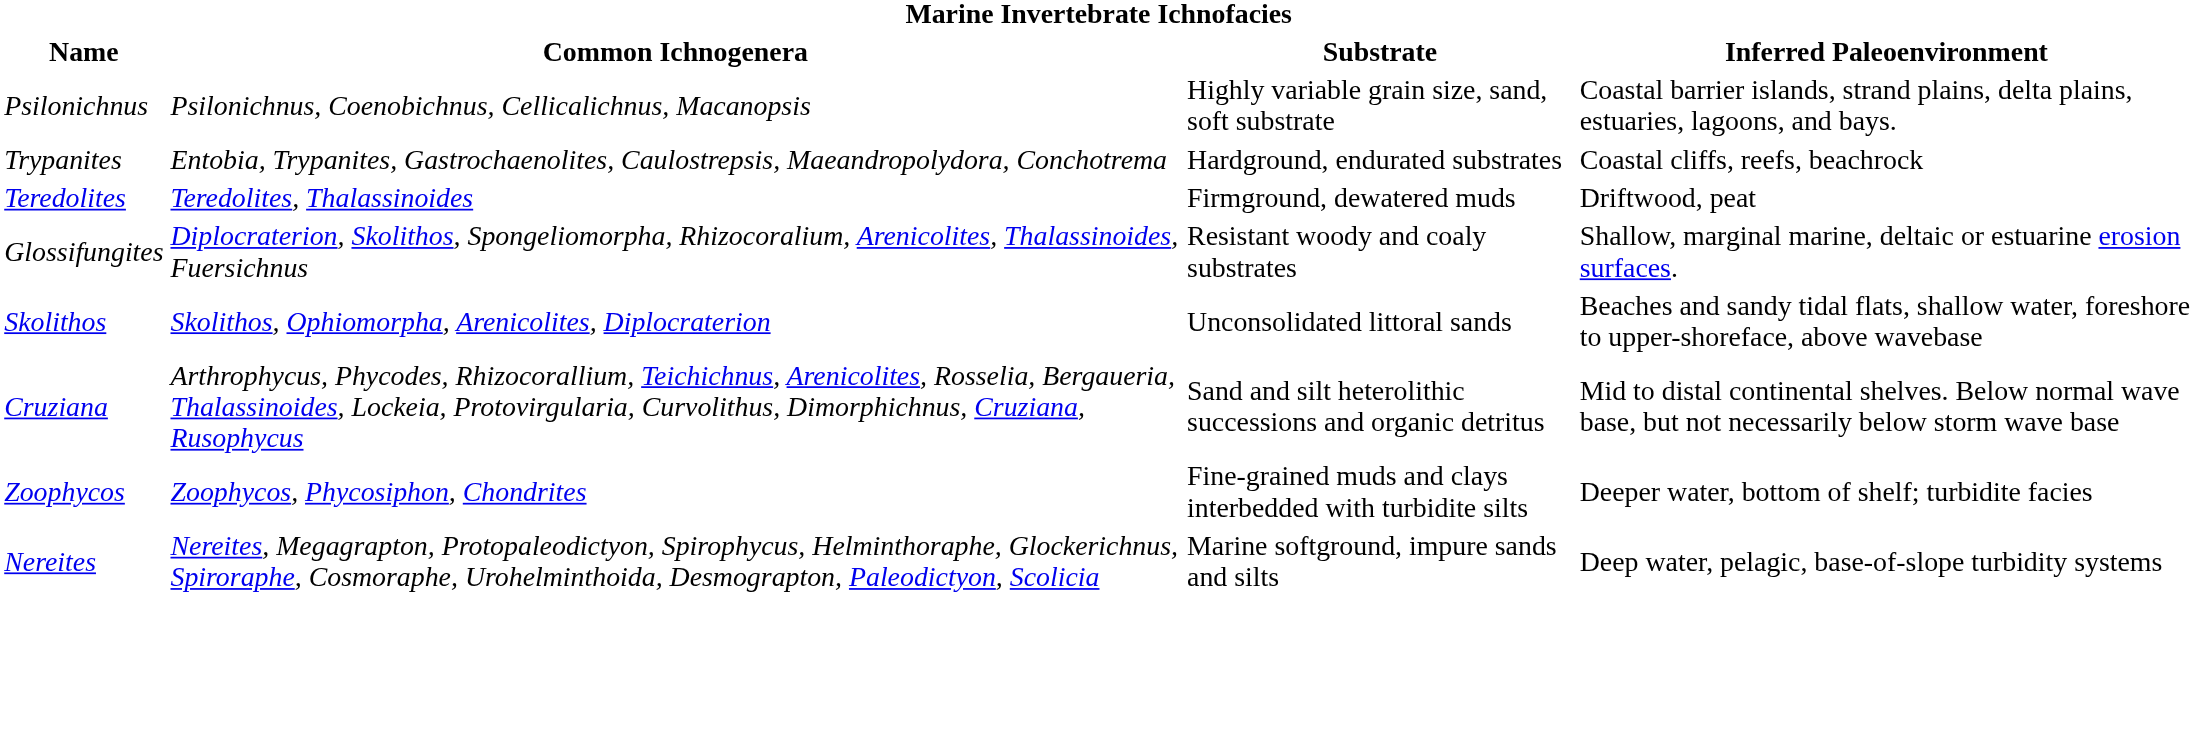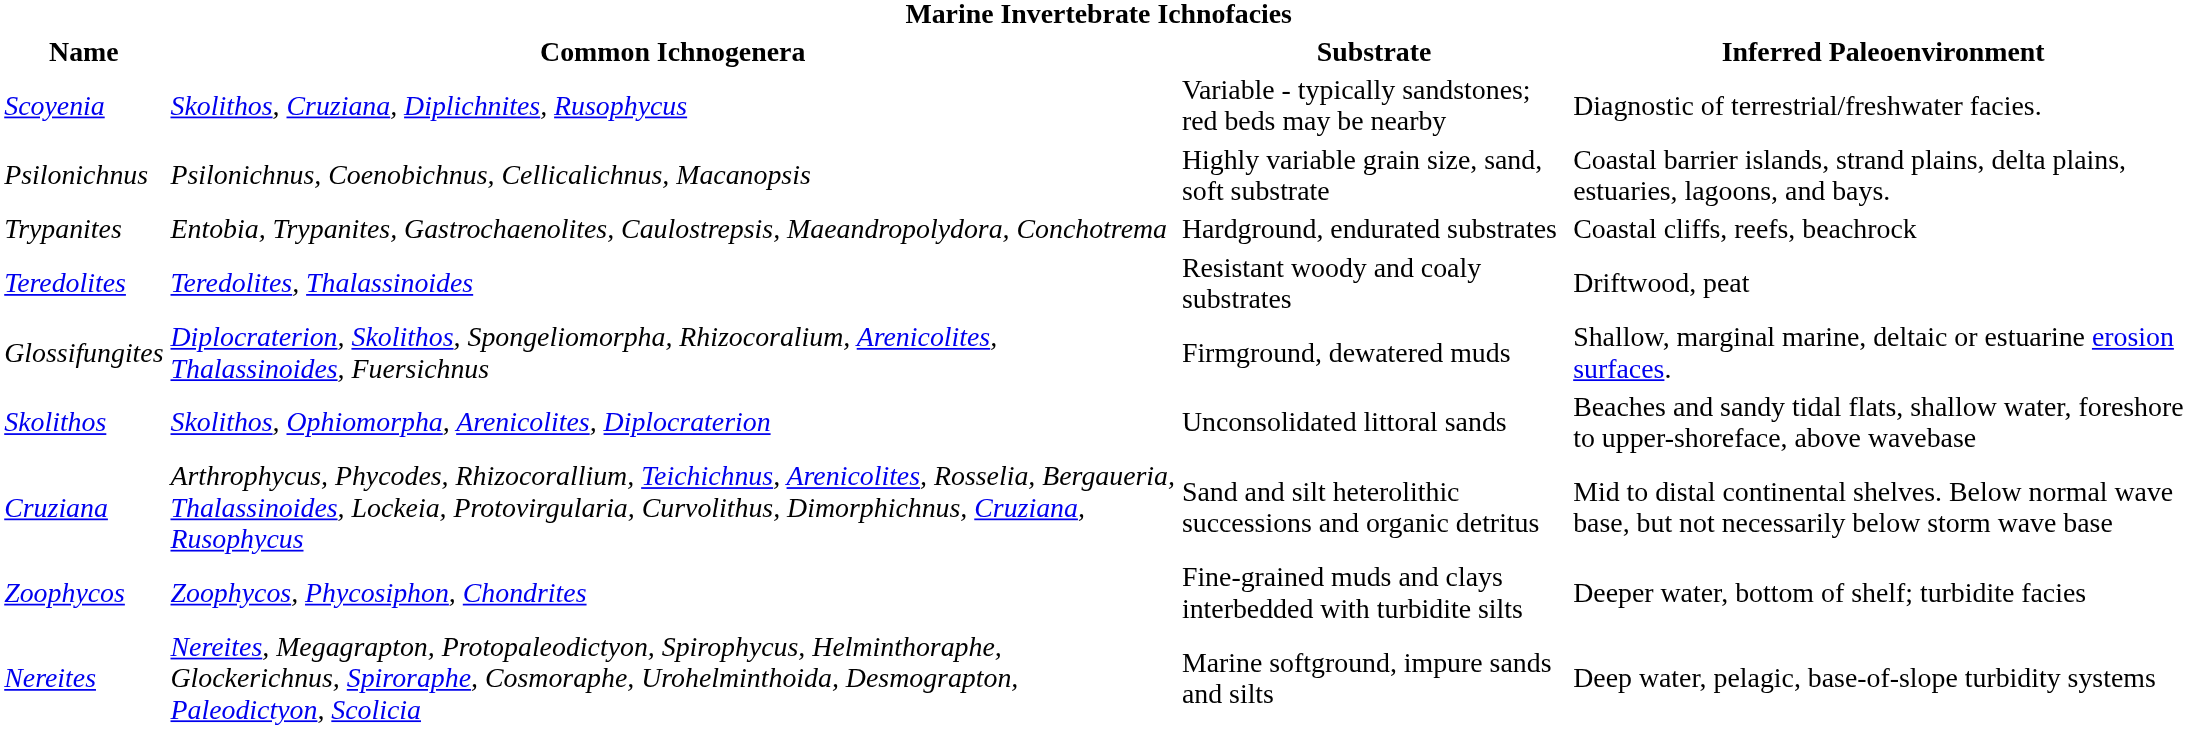+ row: (54, 105)
(1351, 197) Firmground, dewatered muds -> (1332, 283) Resistant woody and coaly substrates
(1337, 251) Resistant woody and coaly substrates -> (1346, 352) Firmground, dewatered muds
